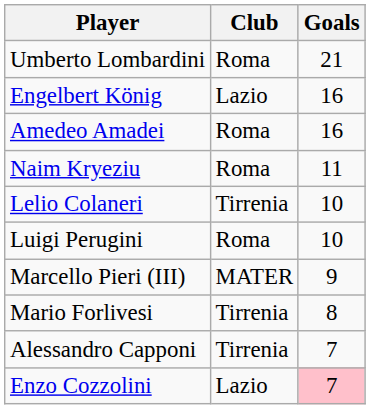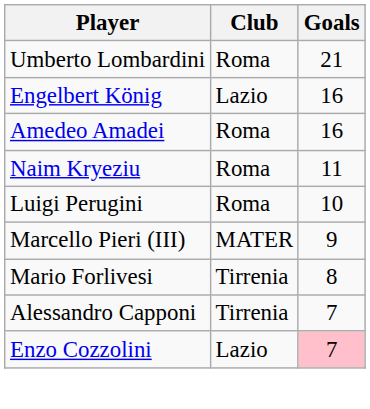- row: (76, 204)
